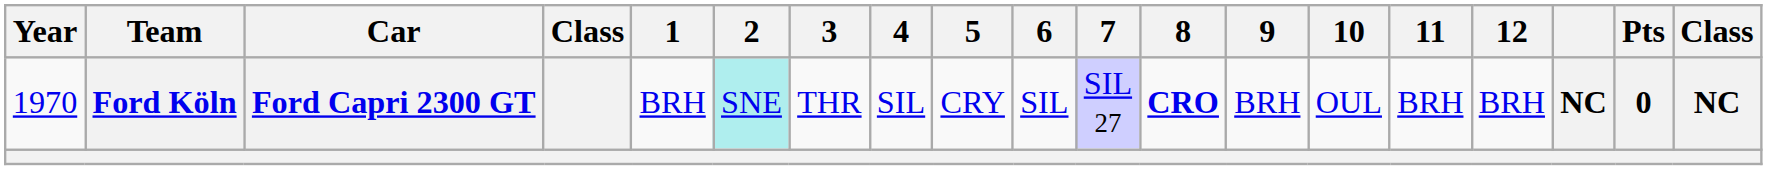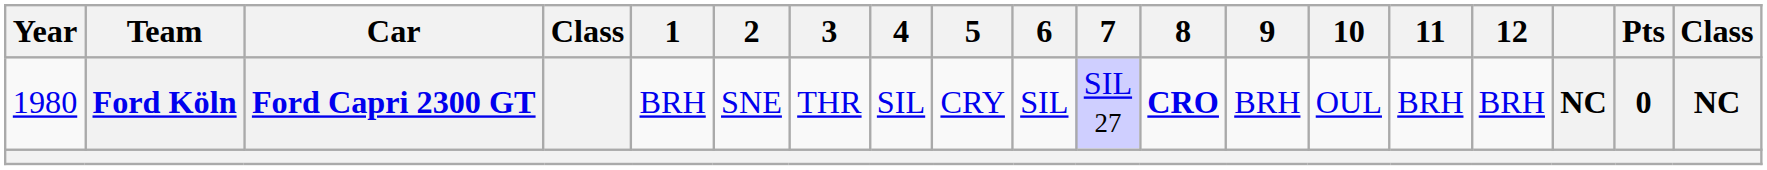(45, 102) 1970 -> (45, 102) 1980
(751, 102) paleturquoise background -> (751, 102) no background
